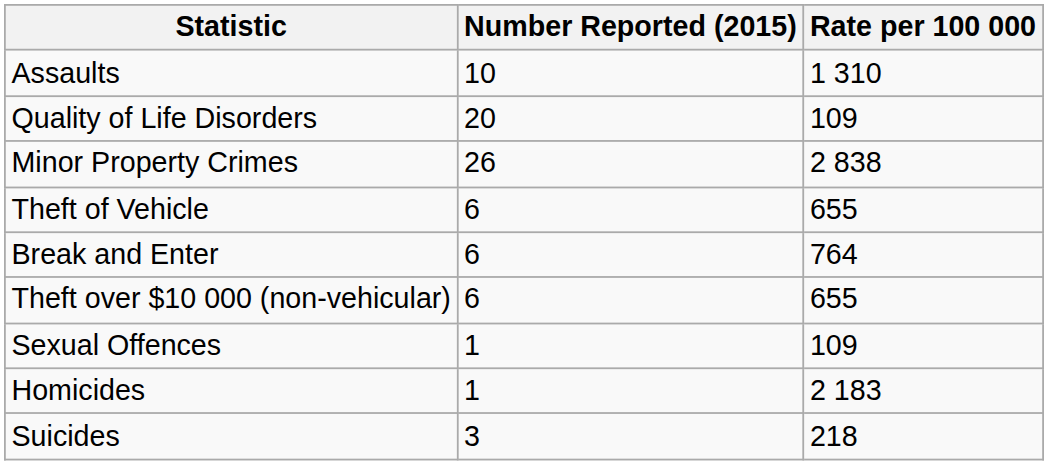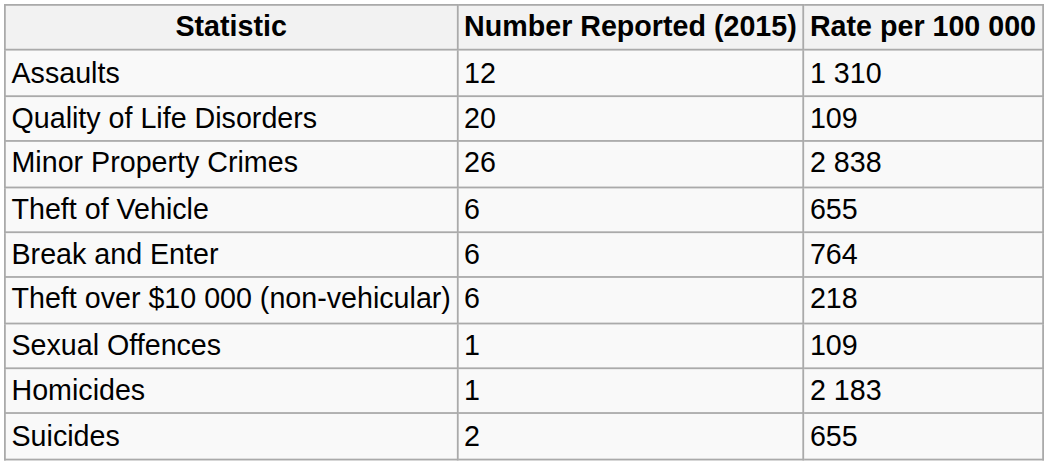(480, 72) 10 -> (480, 72) 12
(834, 299) 655 -> (834, 299) 218
(472, 436) 3 -> (472, 436) 2
(834, 436) 218 -> (834, 436) 655
